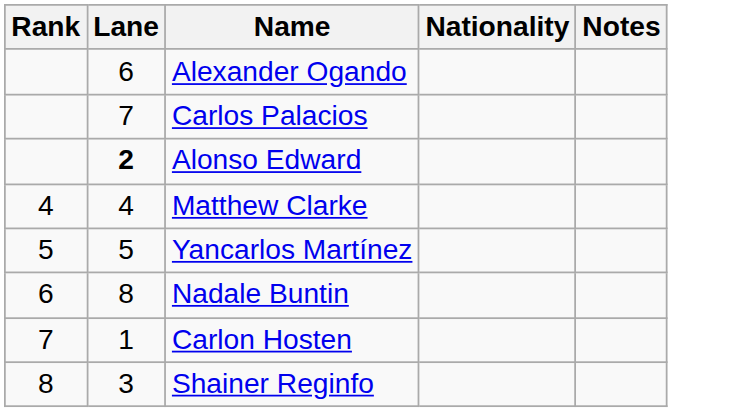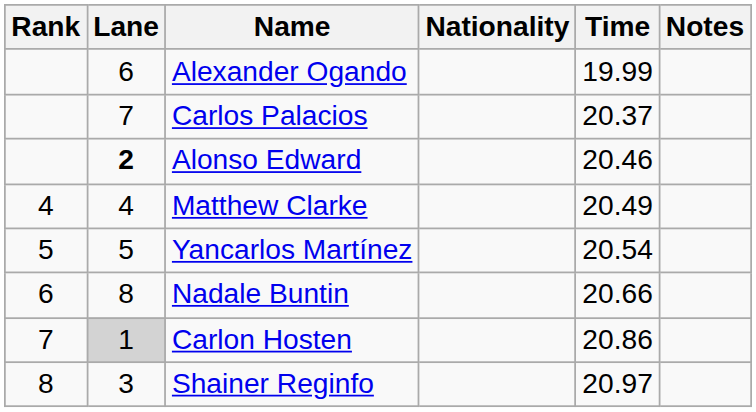+ column: (618, 26)
(126, 339) no background -> (126, 339) lightgrey background
